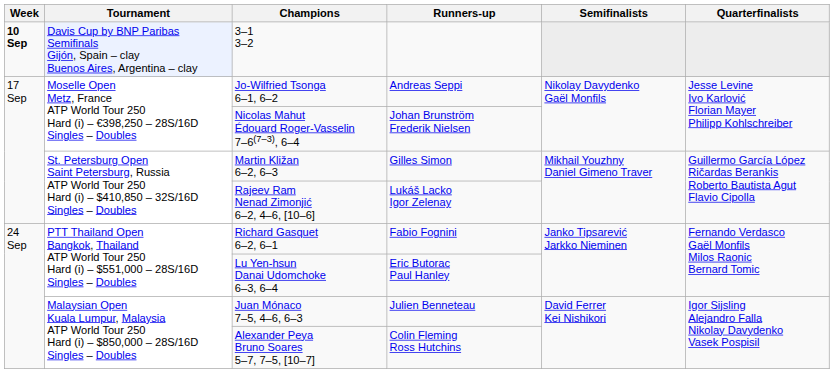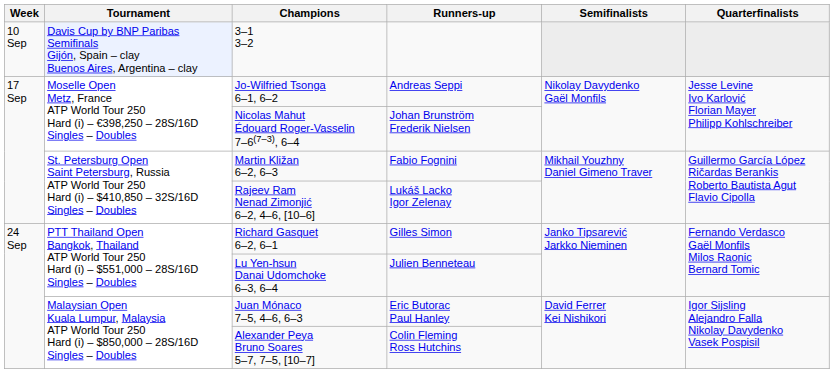(17, 37) bold -> (17, 37) normal
(421, 160) Gilles Simon -> (423, 160) Fabio Fognini
(423, 233) Fabio Fognini -> (421, 233) Gilles Simon
(420, 269) Eric Butorac Paul Hanley -> (432, 263) Julien Benneteau
(432, 305) Julien Benneteau -> (420, 311) Eric Butorac Paul Hanley
